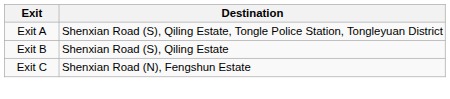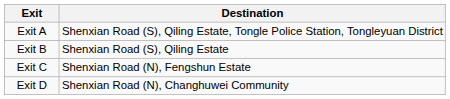+ row: (32, 85)
